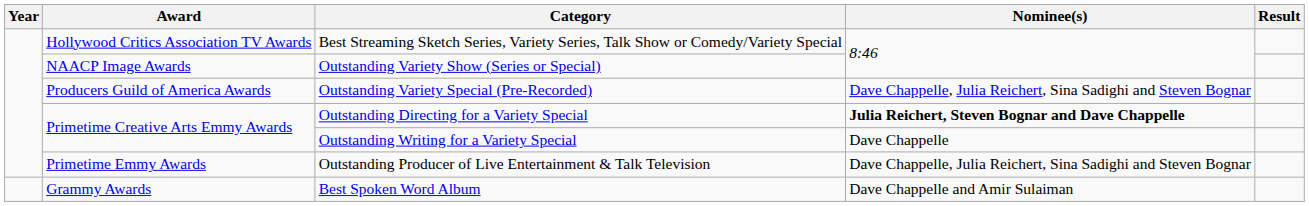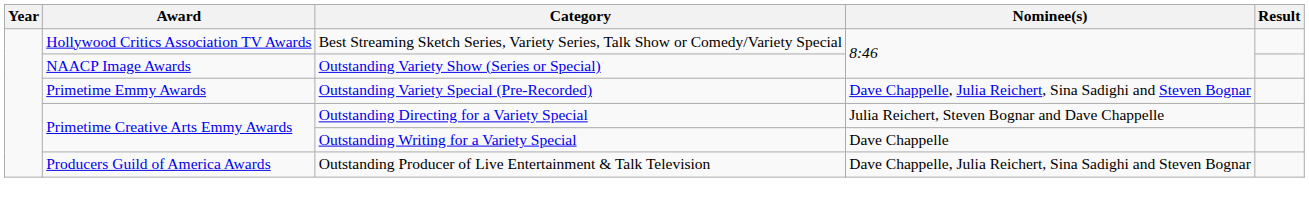(158, 90) Producers Guild of America Awards -> (126, 90) Primetime Emmy Awards
(1017, 115) bold -> (1007, 115) normal
(126, 164) Primetime Emmy Awards -> (158, 164) Producers Guild of America Awards
- row: (400, 189)
